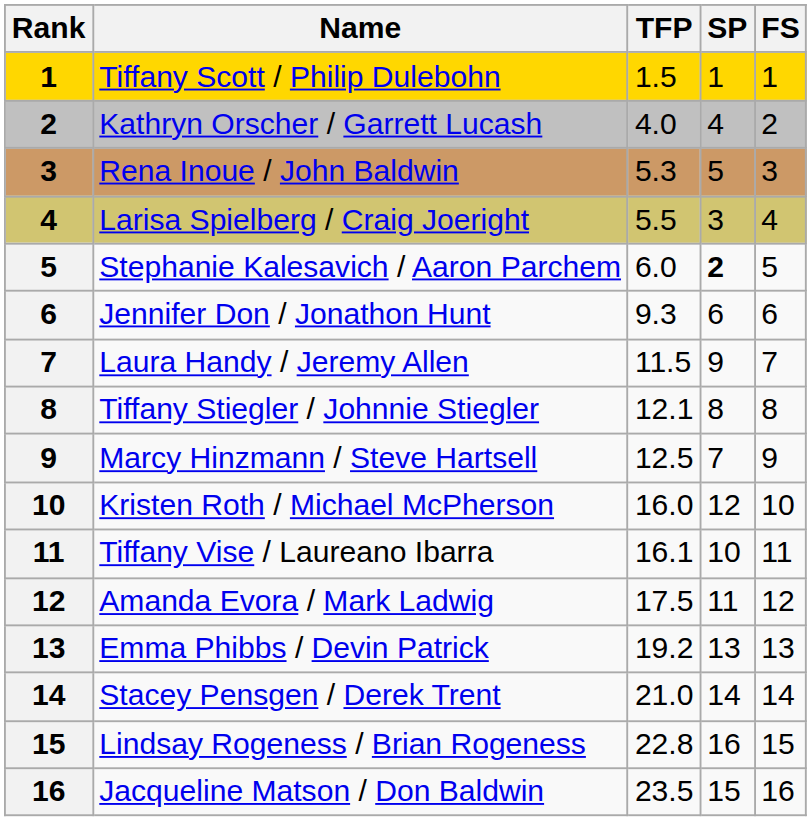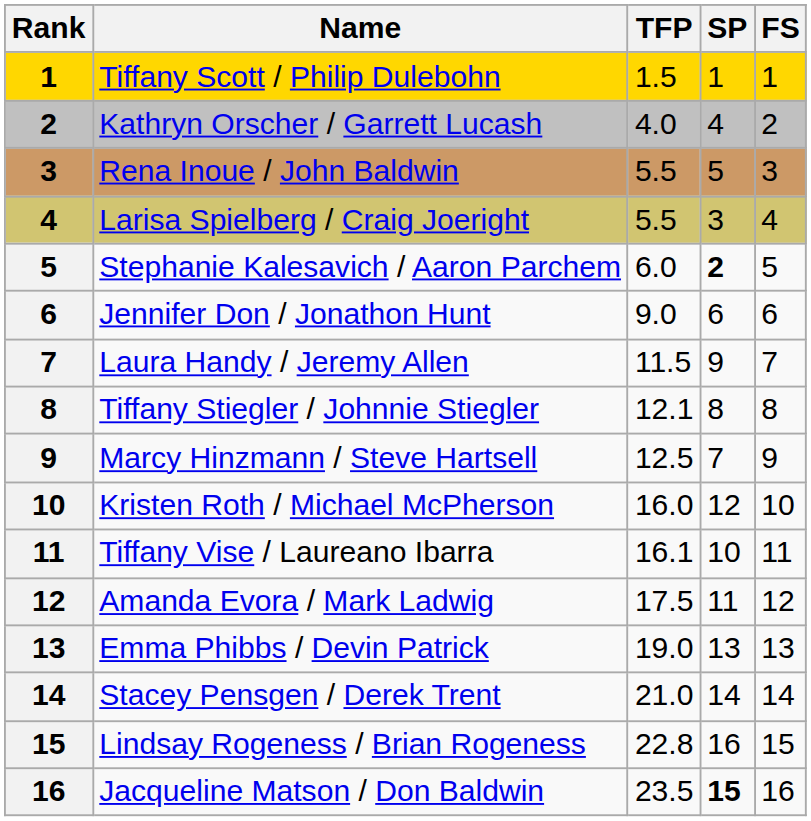(656, 171) 5.3 -> (656, 171) 5.5
(656, 314) 9.3 -> (656, 314) 9.0
(664, 648) 19.2 -> (664, 648) 19.0
(724, 791) normal -> (724, 791) bold
